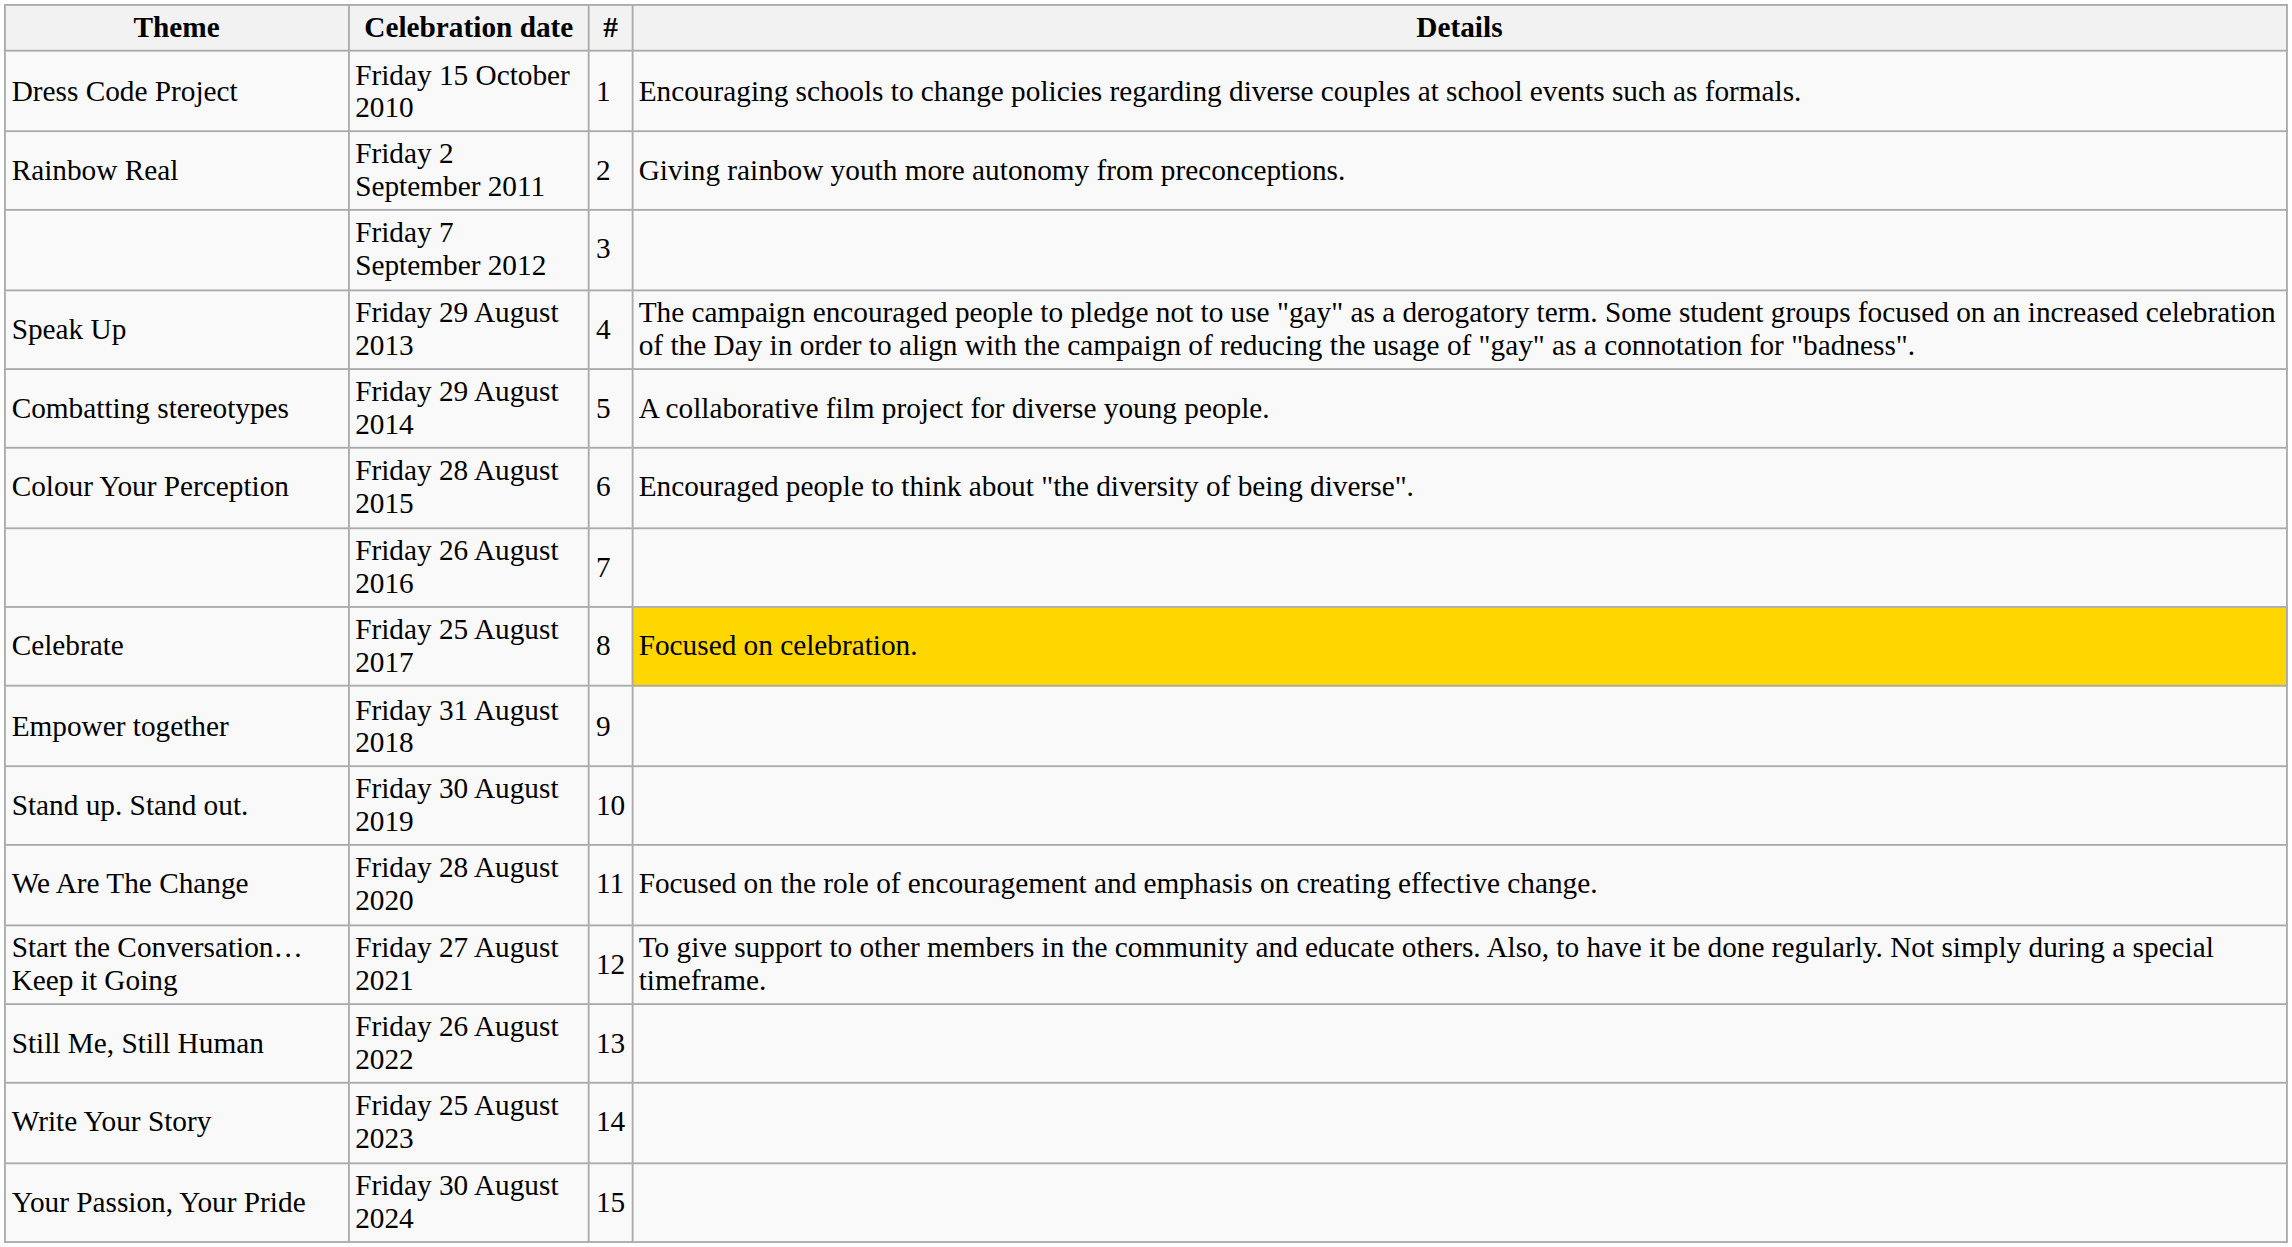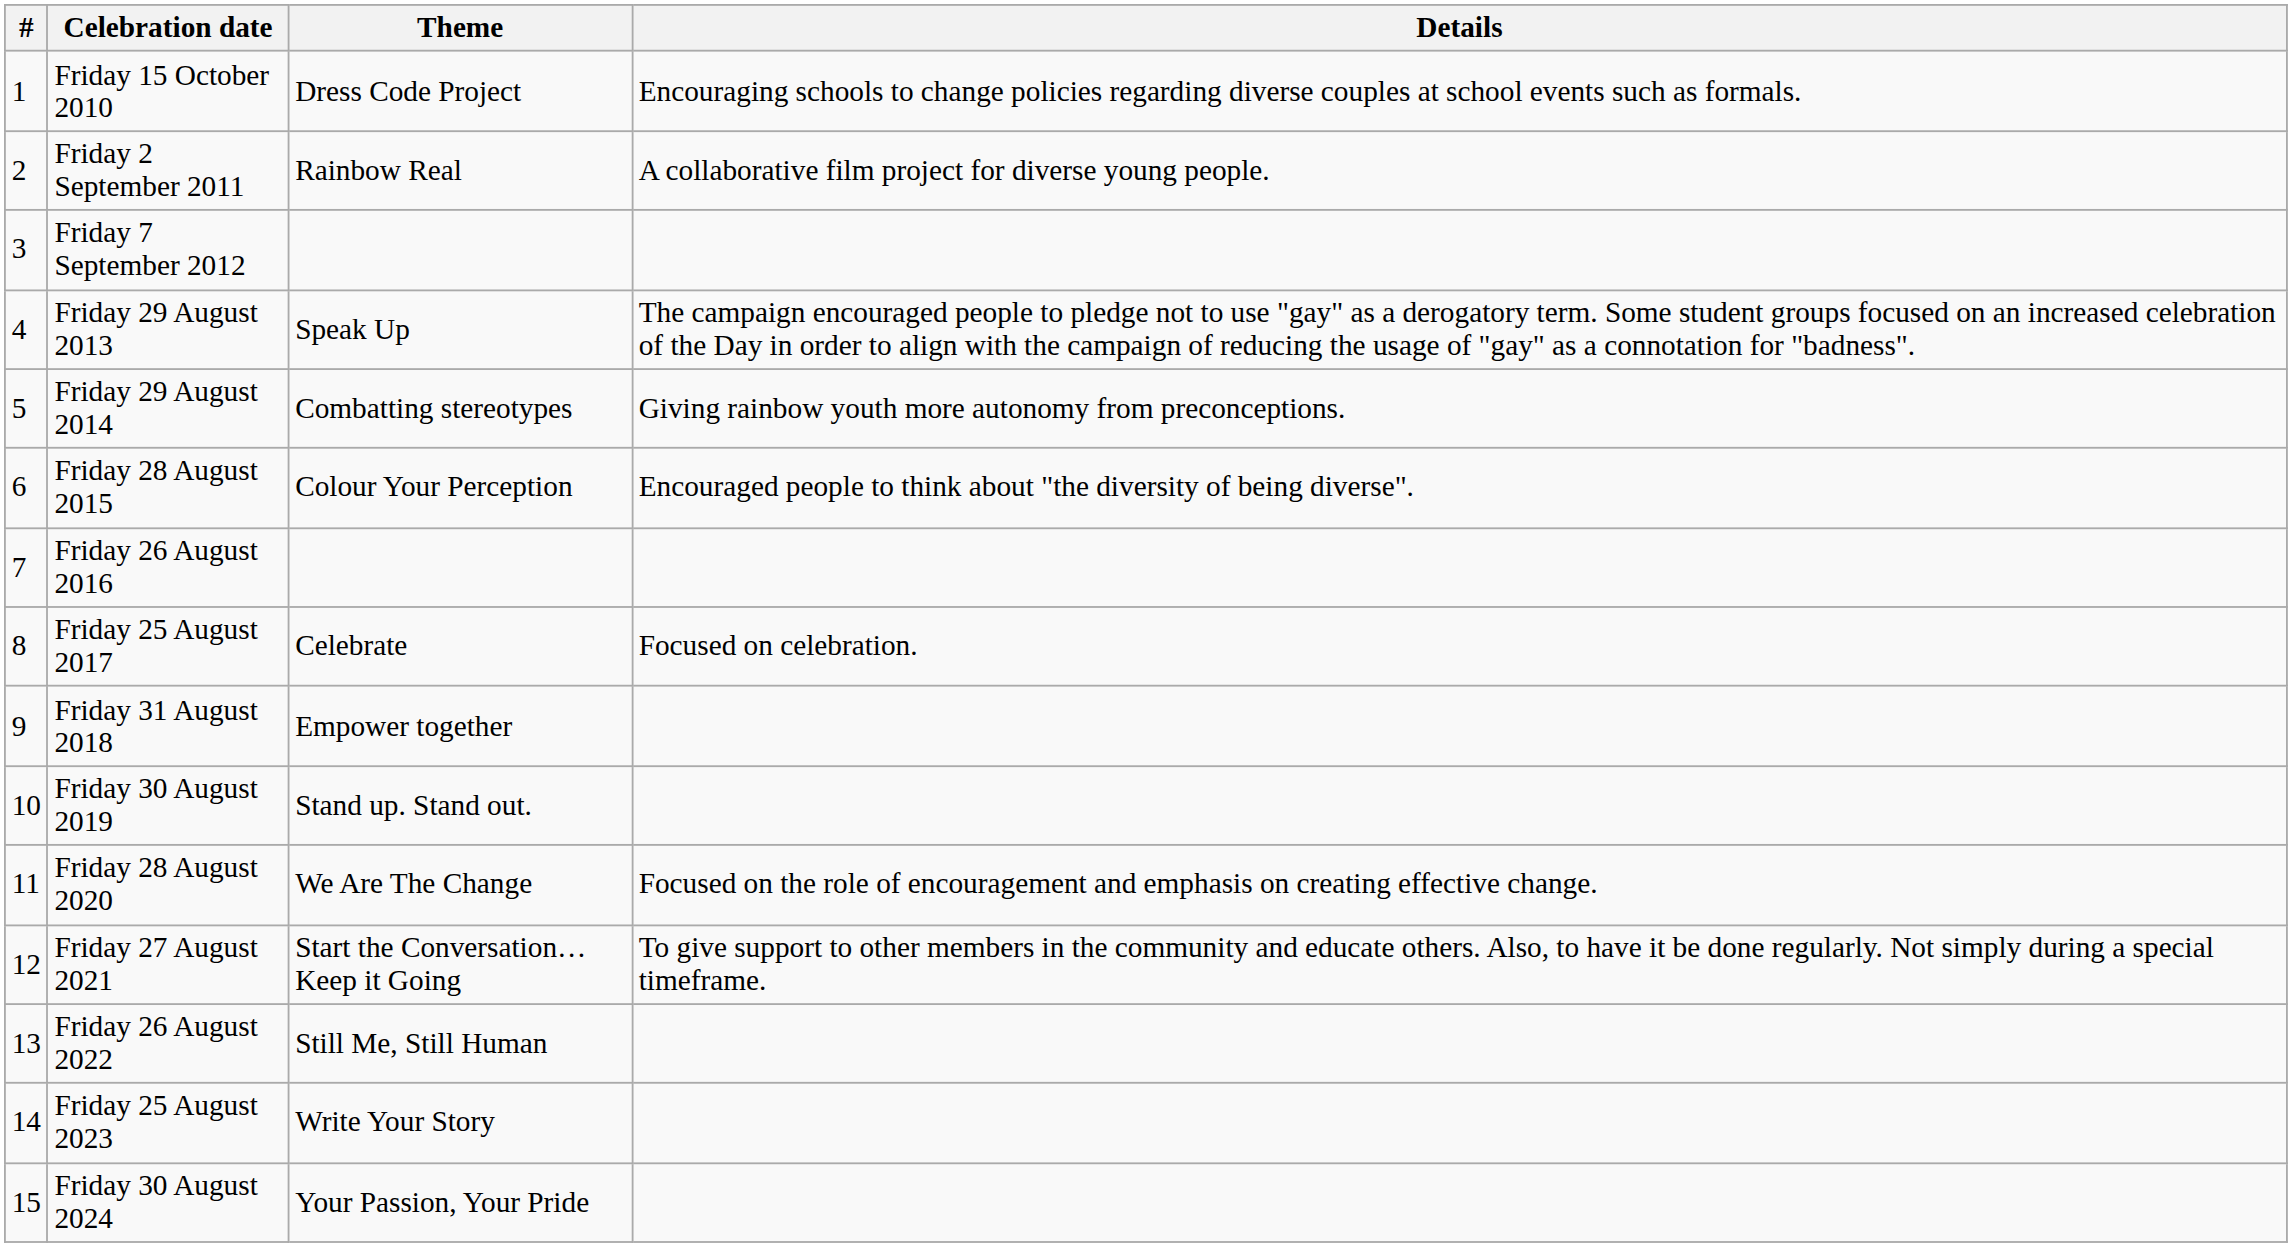columns swapped: (611, 27) <-> (177, 27)
(992, 170) Giving rainbow youth more autonomy from preconceptions. -> (954, 170) A collaborative film project for diverse young people.
(954, 408) A collaborative film project for diverse young people. -> (992, 408) Giving rainbow youth more autonomy from preconceptions.
(778, 646) gold background -> (778, 646) no background
